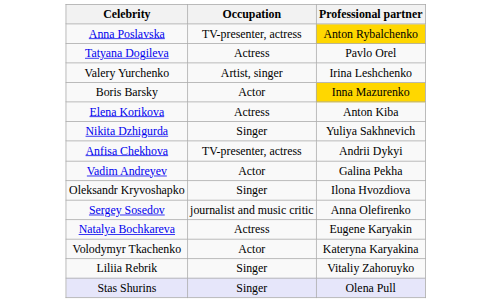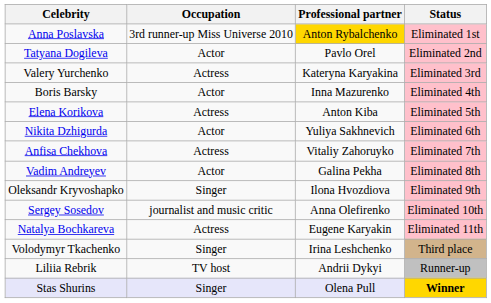+ column: (445, 14)
(252, 33) TV-presenter, actress -> (211, 33) 3rd runner-up Miss Universe 2010
(252, 53) Actress -> (211, 53) Actor
(252, 72) Artist, singer -> (211, 72) Actress
(371, 72) Irina Leshchenko -> (350, 72) Kateryna Karyakina
(371, 92) gold background -> (350, 92) no background
(252, 131) Singer -> (211, 131) Actor
(252, 151) TV-presenter, actress -> (211, 151) Actress
(371, 151) Andrii Dykyi -> (350, 151) Vitaliy Zahoruyko
(252, 248) Actor -> (211, 248) Singer
(371, 248) Kateryna Karyakina -> (350, 248) Irina Leshchenko
(252, 268) Singer -> (211, 268) TV host
(371, 268) Vitaliy Zahoruyko -> (350, 268) Andrii Dykyi
